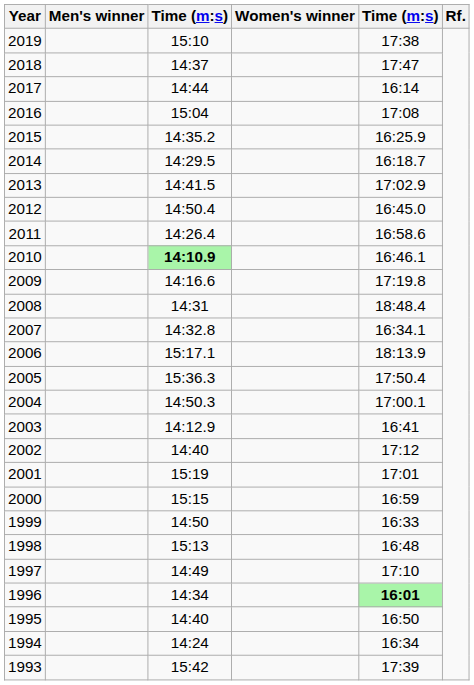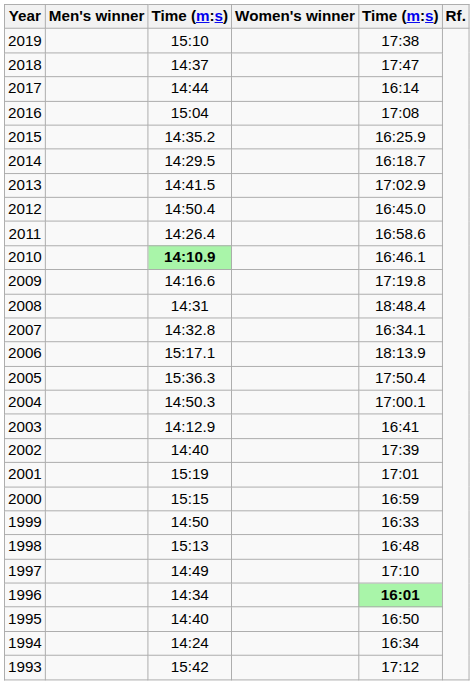(400, 450) 17:12 -> (400, 450) 17:39
(400, 667) 17:39 -> (400, 667) 17:12
